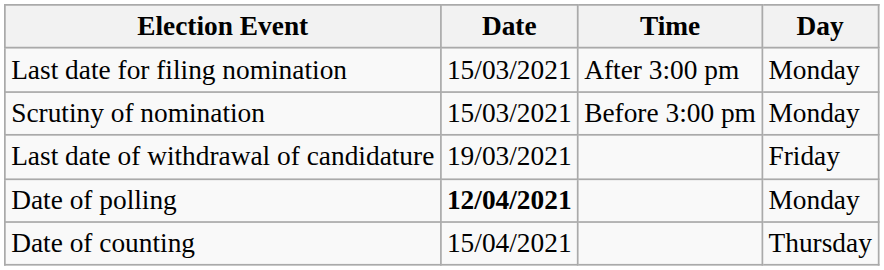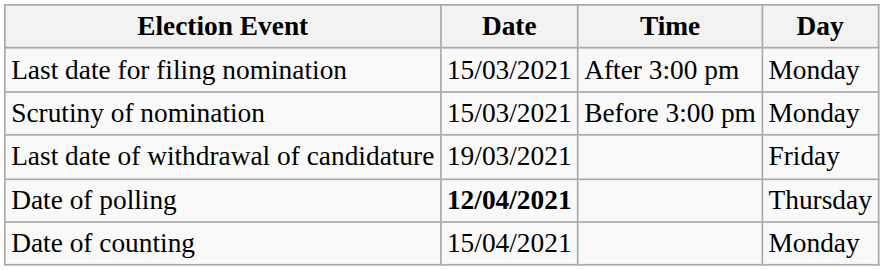(814, 199) Monday -> (820, 199) Thursday
(820, 243) Thursday -> (814, 243) Monday
